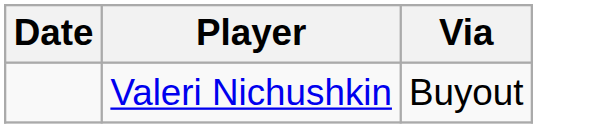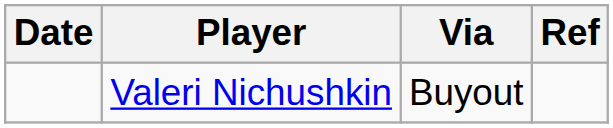+ column: (570, 33)
